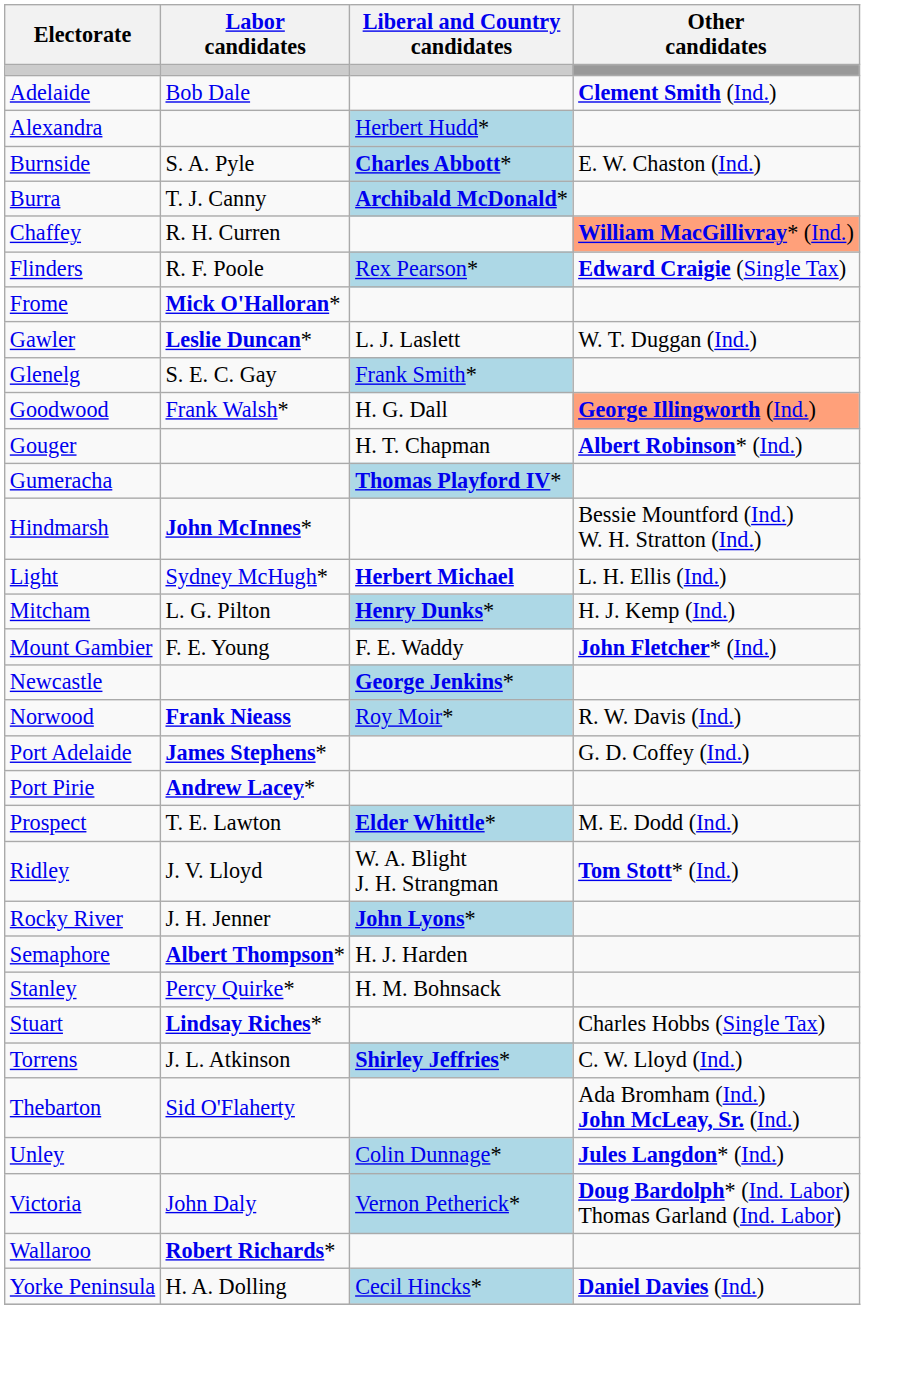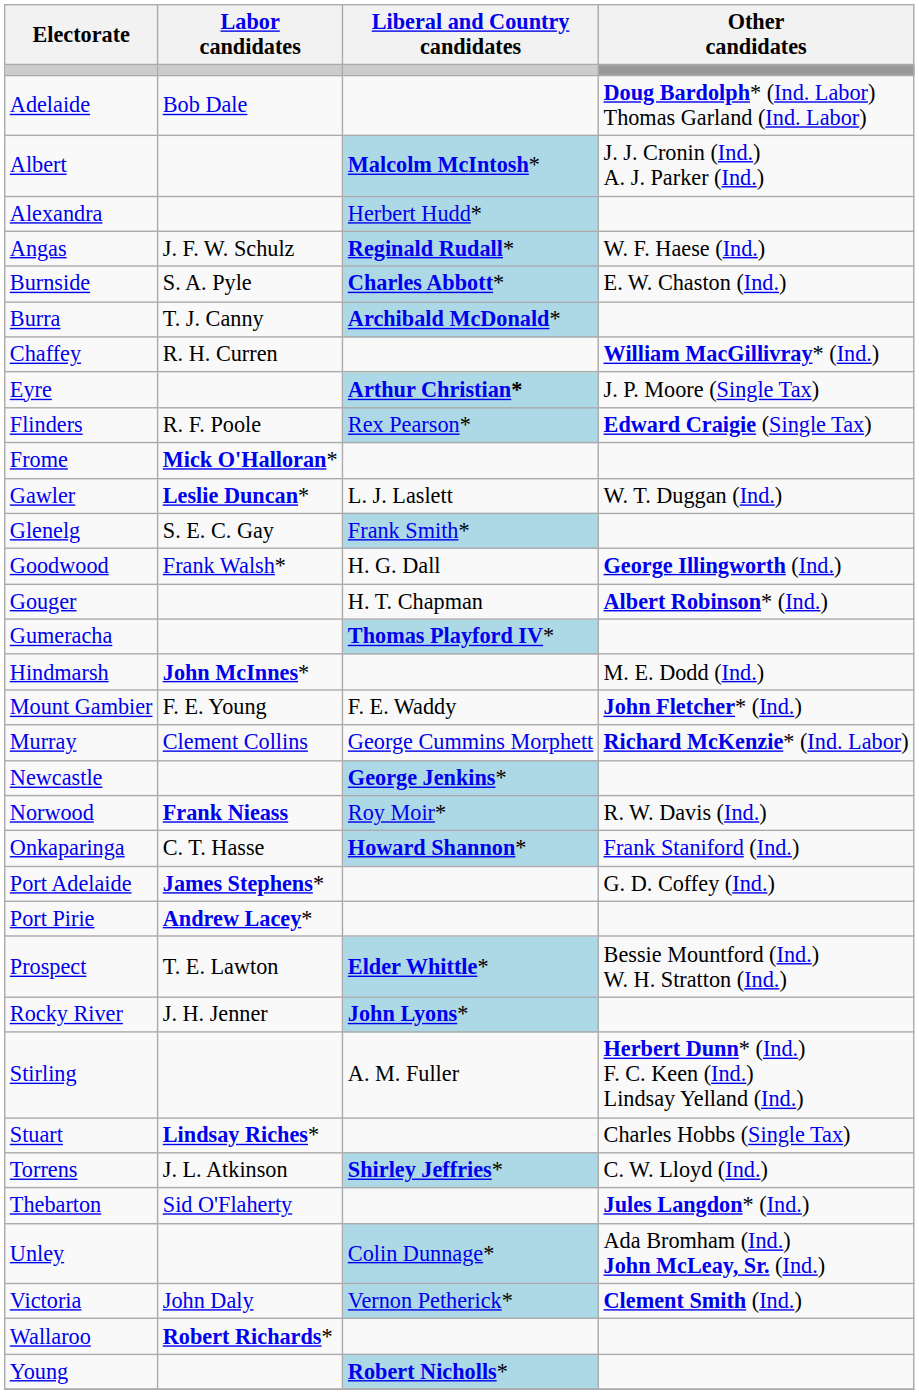(677, 92) Clement Smith (Ind.) -> (739, 105) Doug Bardolph* (Ind. Labor) Thomas Garland (Ind. Labor)
+ row: (38, 165)
+ row: (38, 248)
(716, 233) lightsalmon background -> (741, 354) no background
+ row: (31, 389)
(697, 410) lightsalmon background -> (722, 565) no background
(686, 528) Bessie Mountford (Ind.) W. H. Stratton (Ind.) -> (684, 671) M. E. Dodd (Ind.)
- row: (34, 576)
- row: (50, 611)
+ row: (43, 742)
+ row: (67, 848)
(658, 823) M. E. Dodd (Ind.) -> (711, 966) Bessie Mountford (Ind.) W. H. Stratton (Ind.)
- row: (39, 870)
- row: (60, 953)
- row: (43, 989)
+ row: (43, 1074)
(689, 1107) Ada Bromham (Ind.) John McLeay, Sr. (Ind.) -> (706, 1205) Jules Langdon* (Ind.)
(681, 1155) Jules Langdon* (Ind.) -> (714, 1253) Ada Bromham (Ind.) John McLeay, Sr. (Ind.)
(714, 1203) Doug Bardolph* (Ind. Labor) Thomas Garland (Ind. Labor) -> (703, 1300) Clement Smith (Ind.)
- row: (83, 1286)
+ row: (39, 1371)
